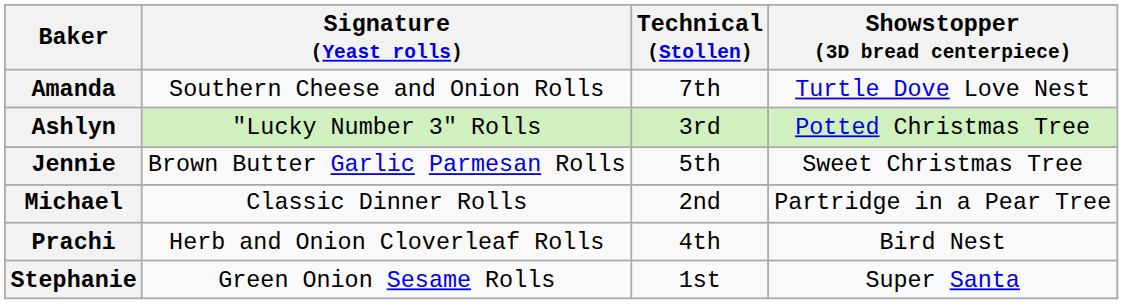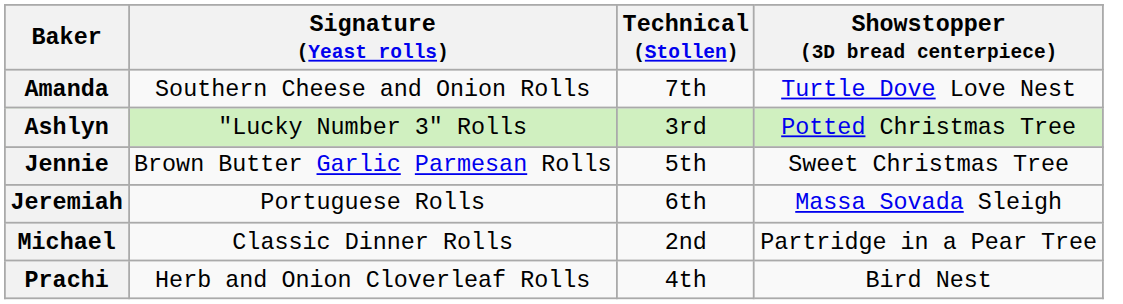+ row: (67, 204)
- row: (74, 280)
